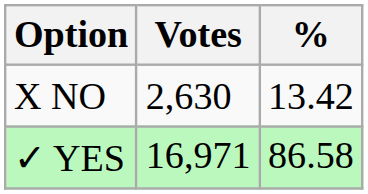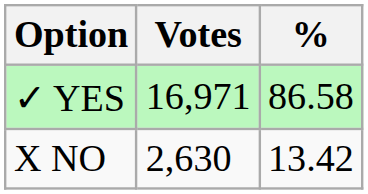rows swapped: (69, 157) <-> (60, 95)
